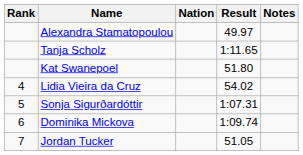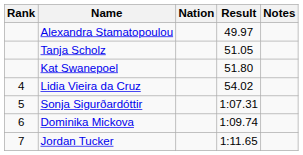(239, 50) 1:11.65 -> (239, 50) 51.05
(239, 141) 51.05 -> (239, 141) 1:11.65
